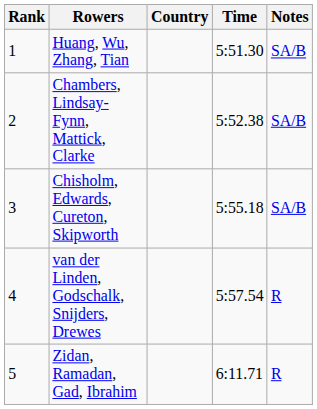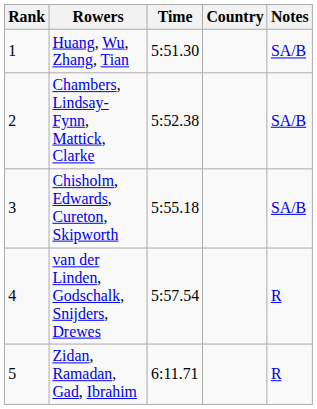columns swapped: (180, 17) <-> (240, 17)
